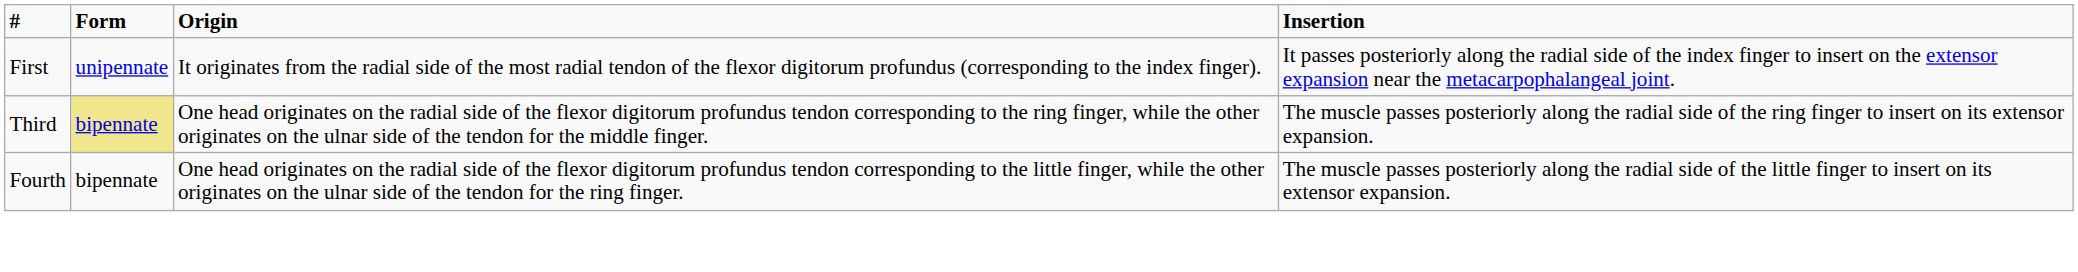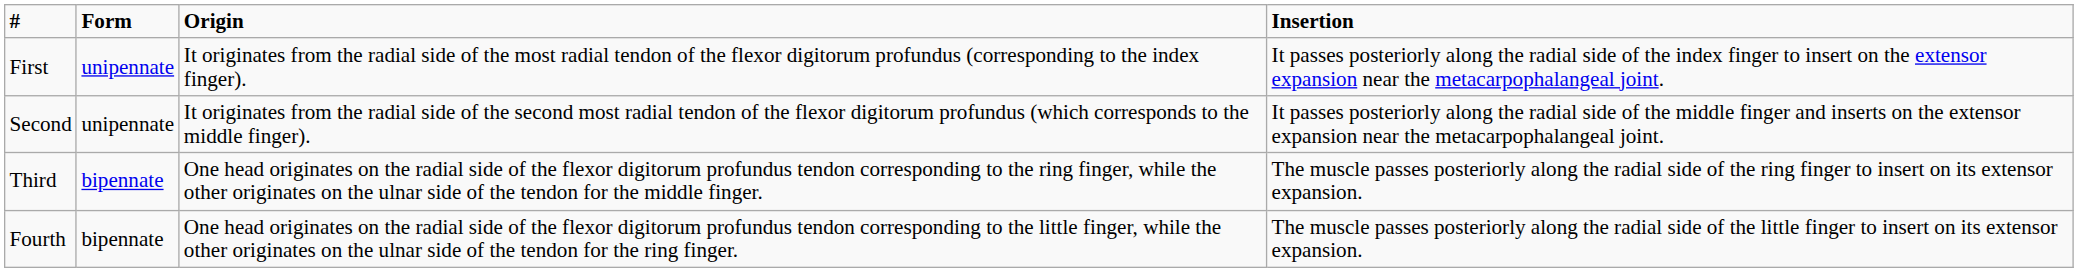+ row: (41, 123)
(117, 123) khaki background -> (123, 181) no background
